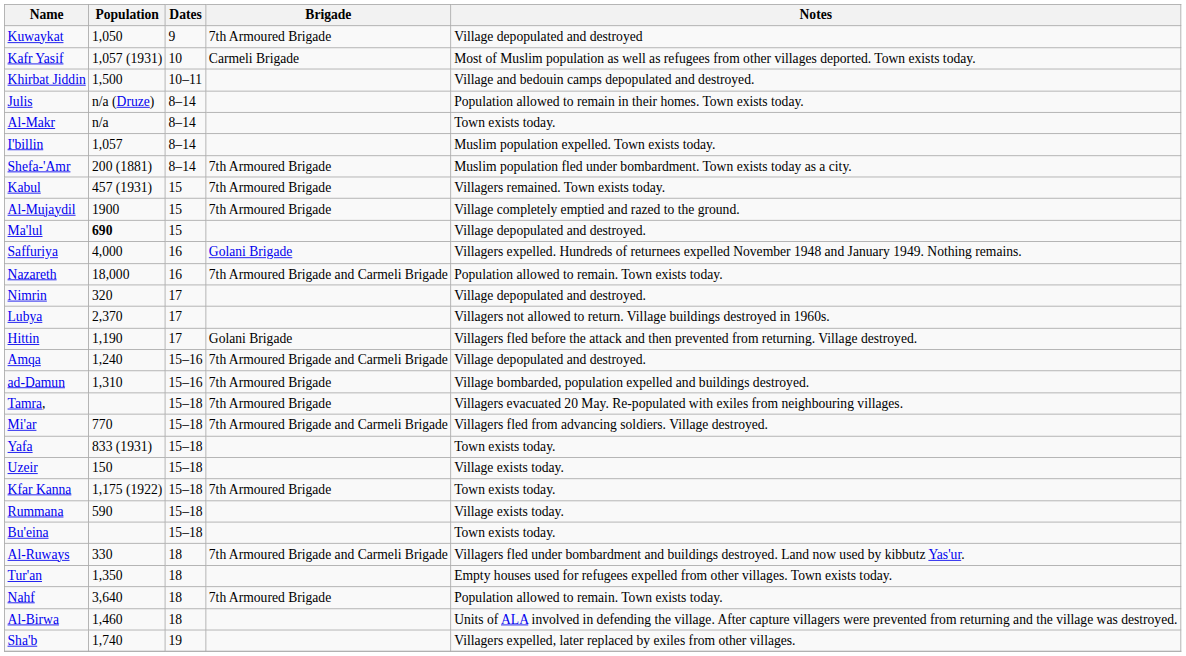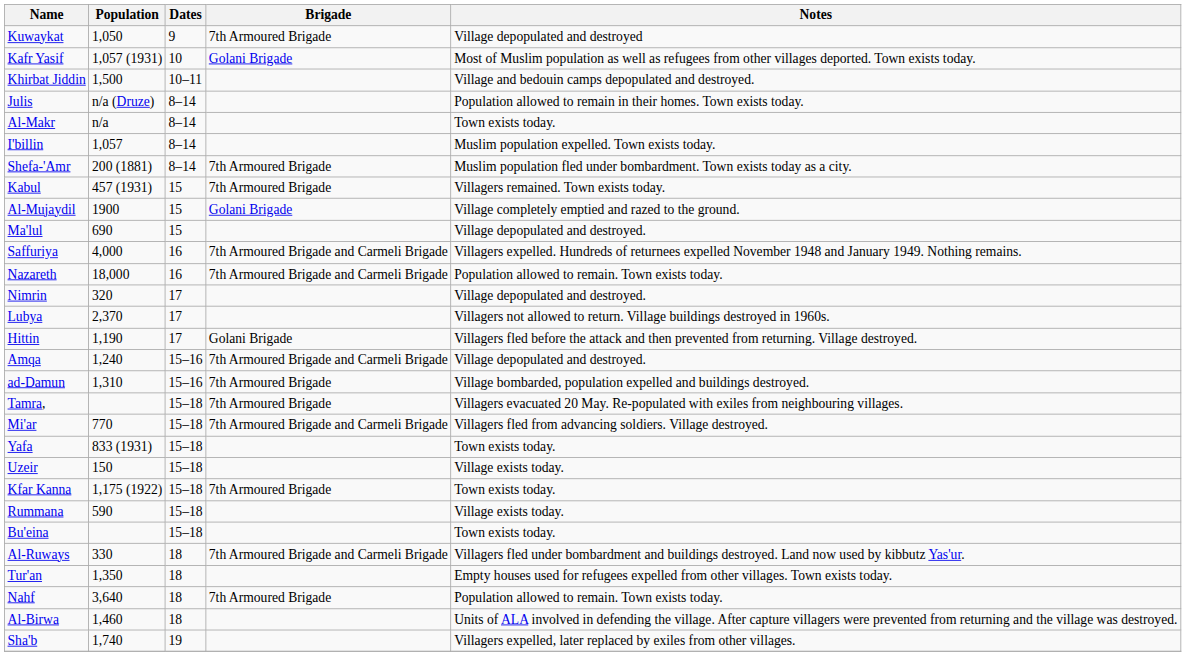(254, 58) Carmeli Brigade -> (251, 58) Golani Brigade
(270, 209) 7th Armoured Brigade -> (251, 209) Golani Brigade
(102, 230) bold -> (102, 230) normal
(251, 252) Golani Brigade -> (328, 252) 7th Armoured Brigade and Carmeli Brigade
